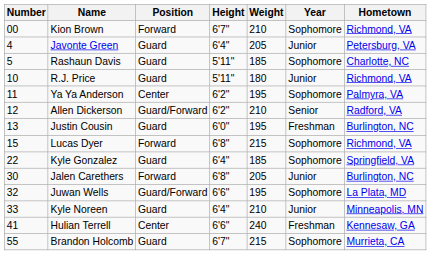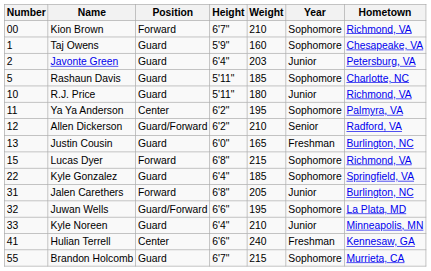+ row: (75, 45)
(10, 45) 4 -> (10, 62) 2
(258, 45) 205 -> (258, 62) 203
(258, 127) 195 -> (258, 144) 165
(12, 176) 30 -> (12, 193) 31
